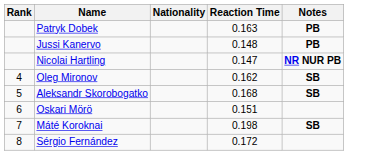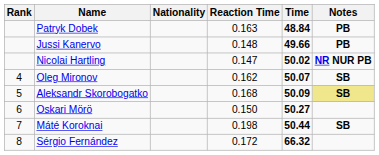+ column: (297, 12)
(313, 93) no background -> (343, 93) khaki background
(245, 110) 0.151 -> (245, 110) 0.150
